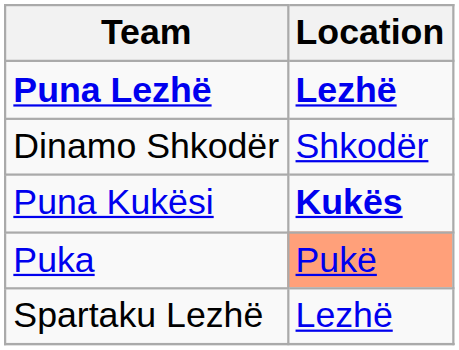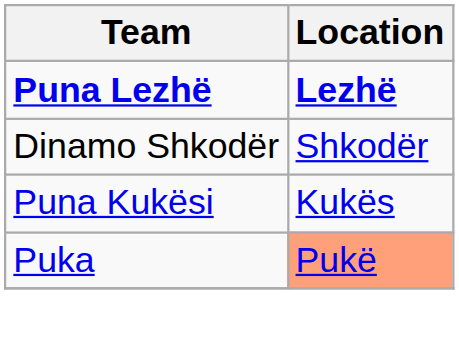(349, 202) bold -> (345, 202) normal
- row: (138, 315)
